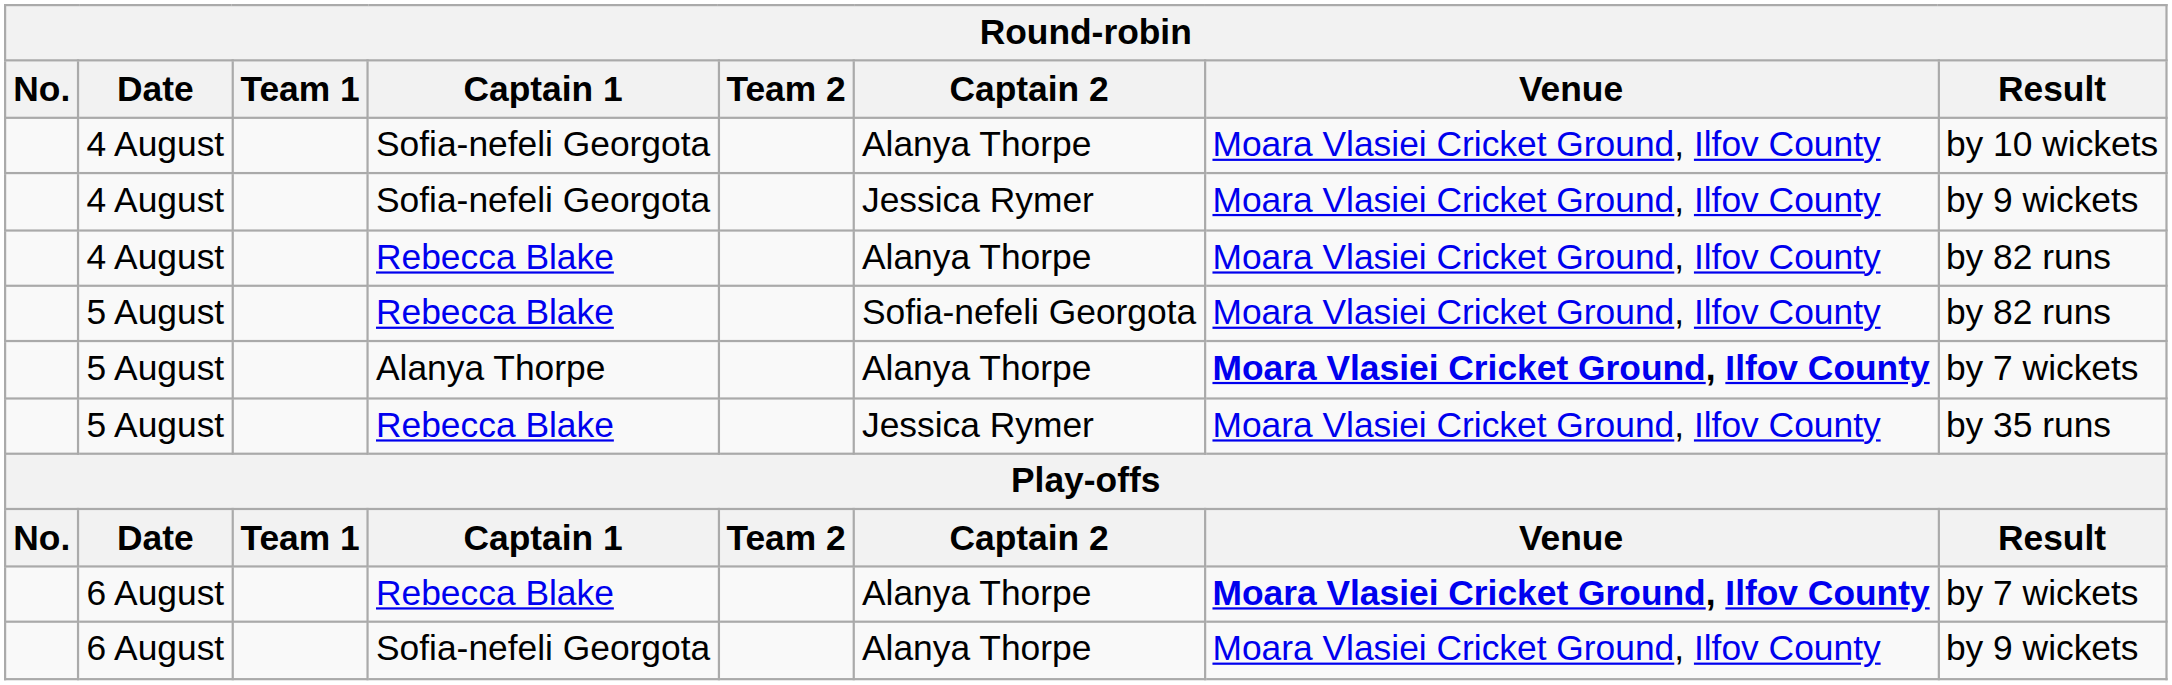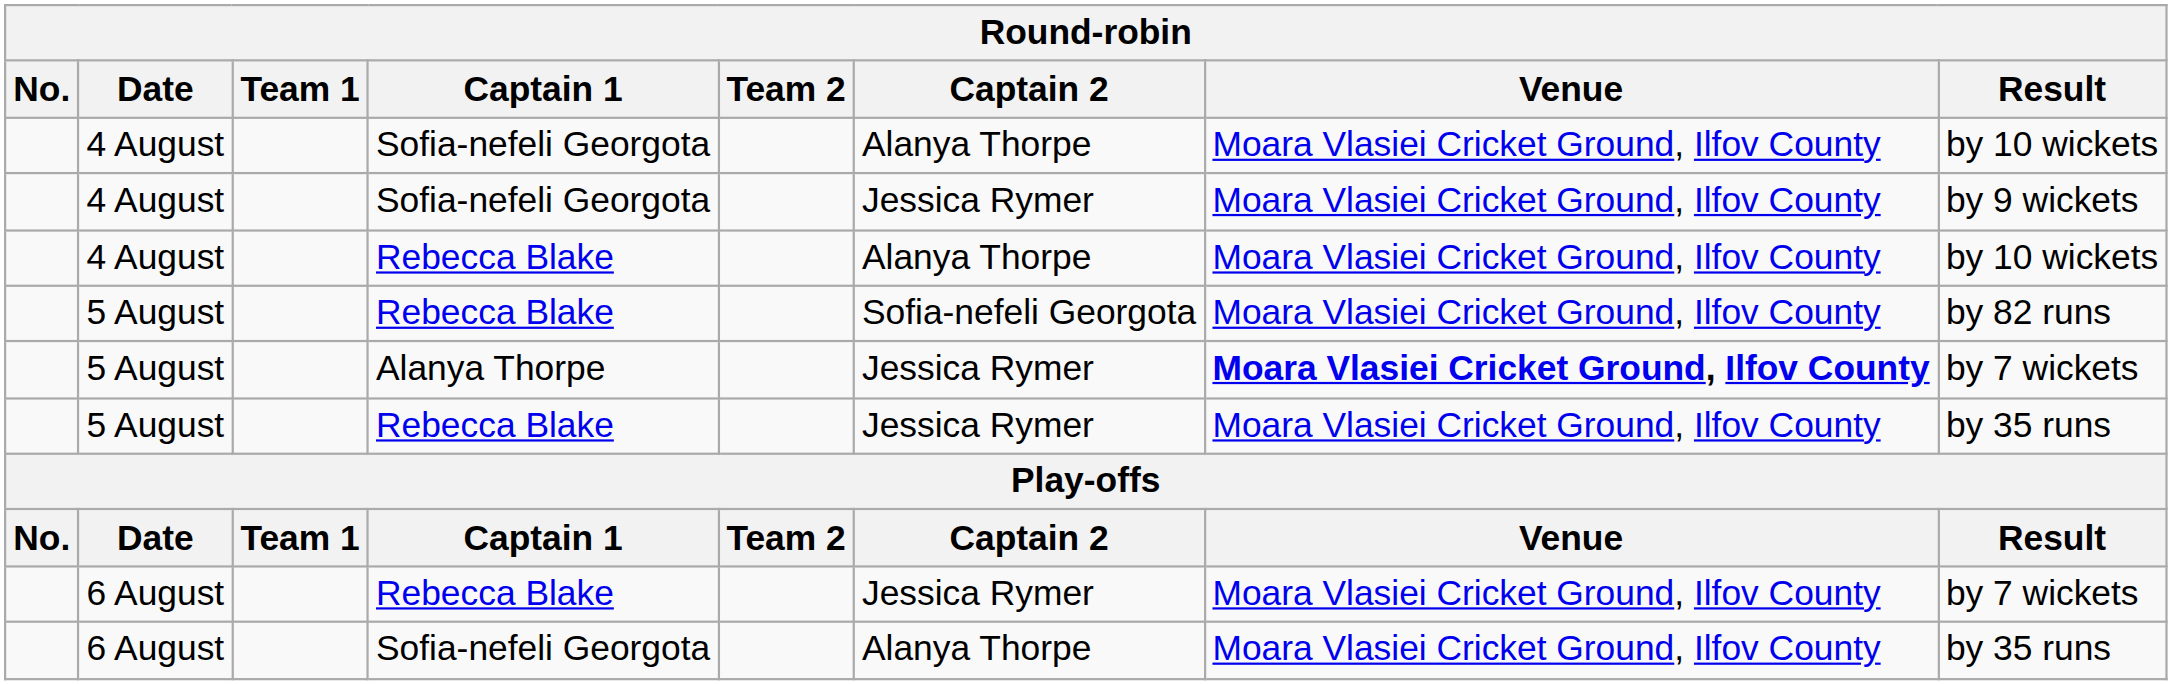(2028, 256) by 82 runs -> (2052, 256) by 10 wickets
(977, 369) Alanya Thorpe -> (978, 369) Jessica Rymer
(977, 593) Alanya Thorpe -> (978, 593) Jessica Rymer
(1571, 593) bold -> (1547, 593) normal
(2042, 649) by 9 wickets -> (2028, 649) by 35 runs
